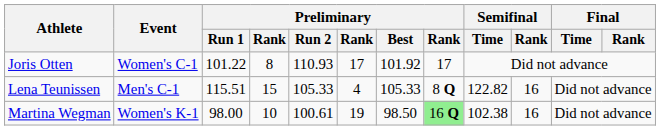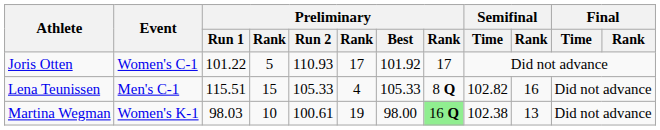(270, 64) 8 -> (270, 64) 5
(488, 89) 122.82 -> (488, 89) 102.82
(226, 113) 98.00 -> (226, 113) 98.03
(400, 113) 98.50 -> (400, 113) 98.00
(531, 113) 16 -> (531, 113) 13
